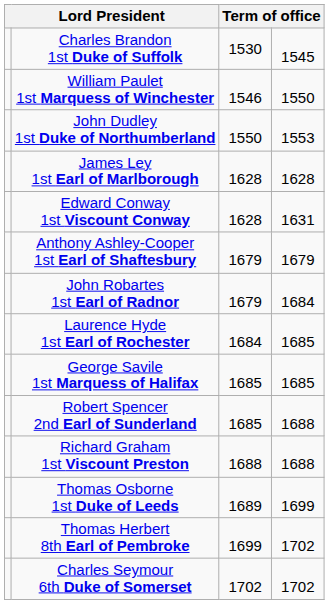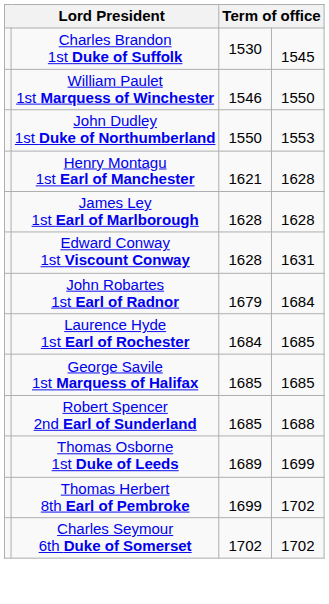+ row: (115, 171)
- row: (115, 252)
- row: (115, 456)
